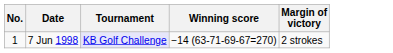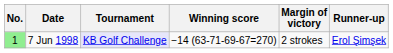+ column: (359, 18)
(15, 40) no background -> (15, 40) lightgreen background
